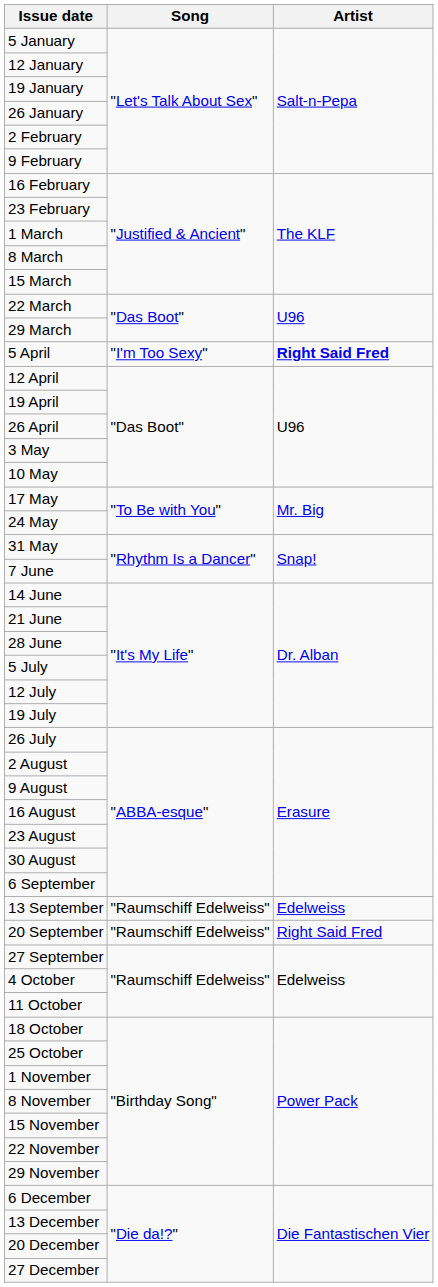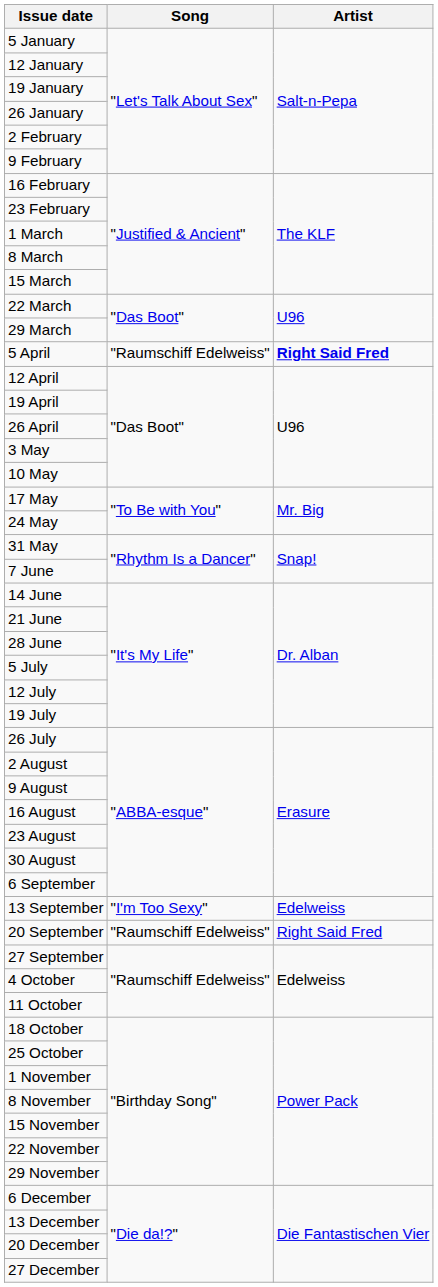(159, 354) "I'm Too Sexy" -> (190, 354) "Raumschiff Edelweiss"
(190, 908) "Raumschiff Edelweiss" -> (159, 908) "I'm Too Sexy"
